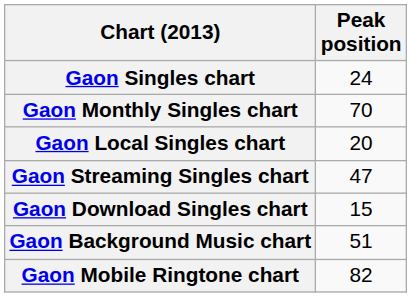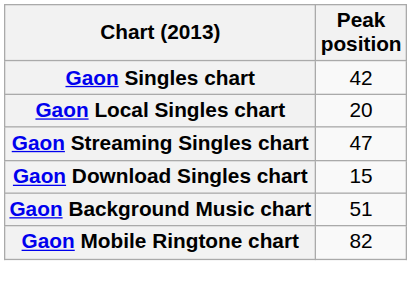(361, 77) 24 -> (361, 77) 42
- row: (160, 110)
